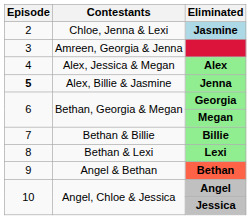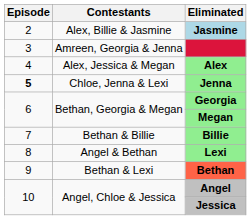(119, 30) Chloe, Jenna & Lexi -> (119, 30) Alex, Billie & Jasmine
(119, 83) Alex, Billie & Jasmine -> (119, 83) Chloe, Jenna & Lexi
(119, 153) Bethan & Lexi -> (119, 153) Angel & Bethan
(119, 170) Angel & Bethan -> (119, 170) Bethan & Lexi
